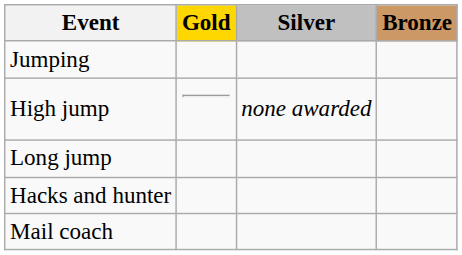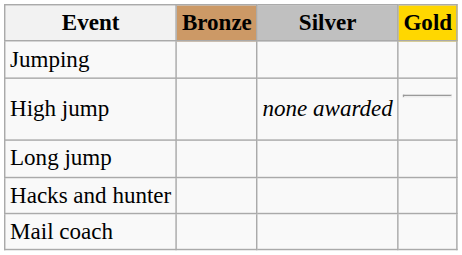columns swapped: (206, 22) <-> (417, 22)
